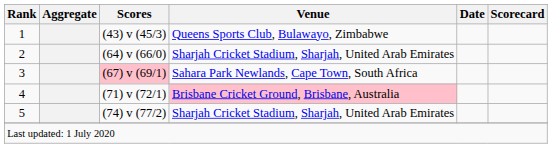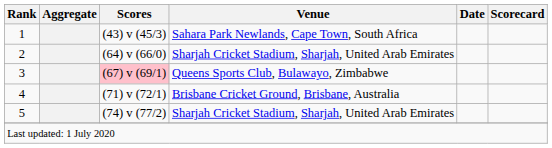(280, 34) Queens Sports Club, Bulawayo, Zimbabwe -> (295, 34) Sahara Park Newlands, Cape Town, South Africa
(295, 73) Sahara Park Newlands, Cape Town, South Africa -> (280, 73) Queens Sports Club, Bulawayo, Zimbabwe
(286, 93) pink background -> (286, 93) no background
